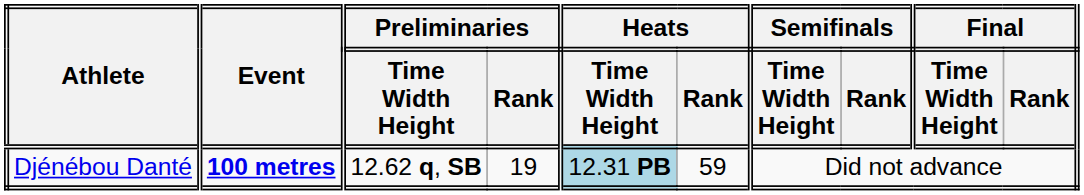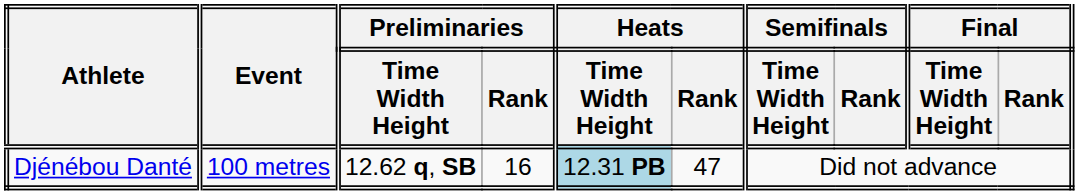(271, 167) bold -> (268, 167) normal
(523, 167) 19 -> (518, 167) 16
(713, 167) 59 -> (707, 167) 47
